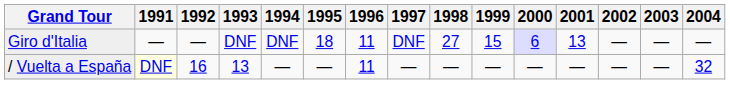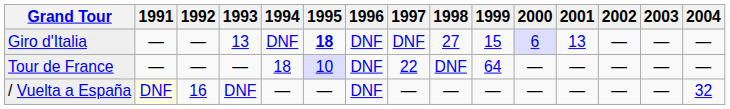(240, 41) DNF -> (240, 41) 13
(324, 41) normal -> (324, 41) bold
(367, 41) 11 -> (367, 41) DNF
+ row: (61, 66)
(240, 66) 13 -> (240, 91) DNF
(367, 66) 11 -> (367, 91) DNF
